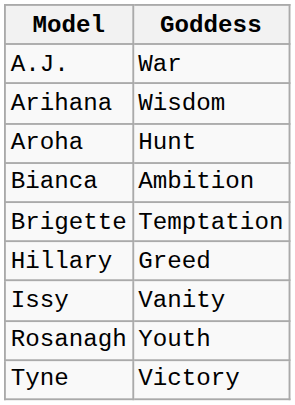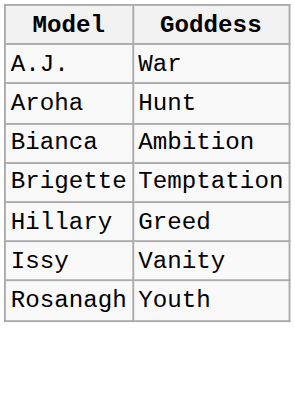- row: (61, 103)
- row: (40, 379)
